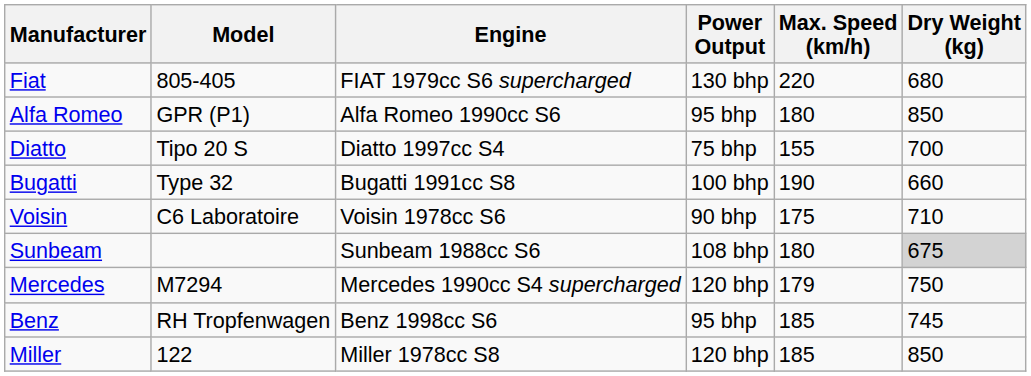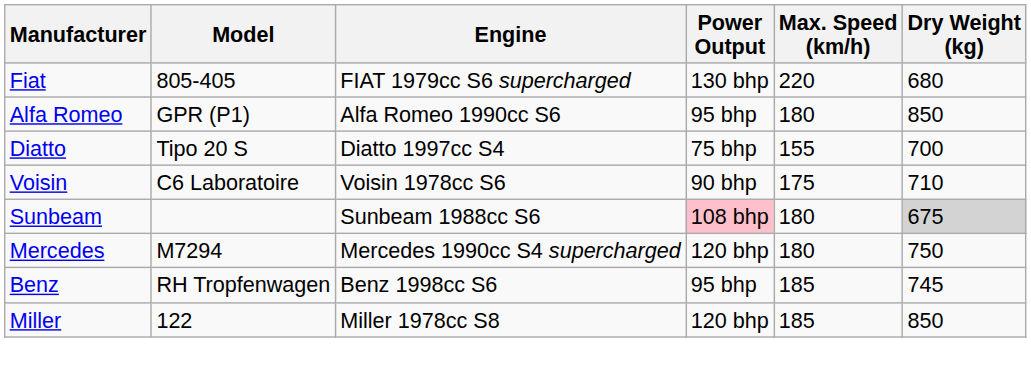- row: (43, 183)
(730, 251) no background -> (730, 217) pink background
(797, 285) 179 -> (797, 251) 180
